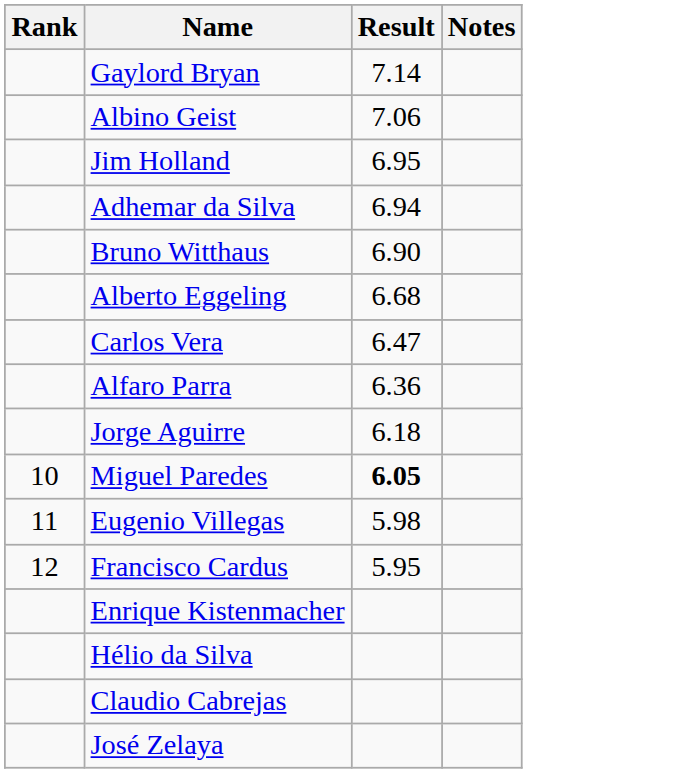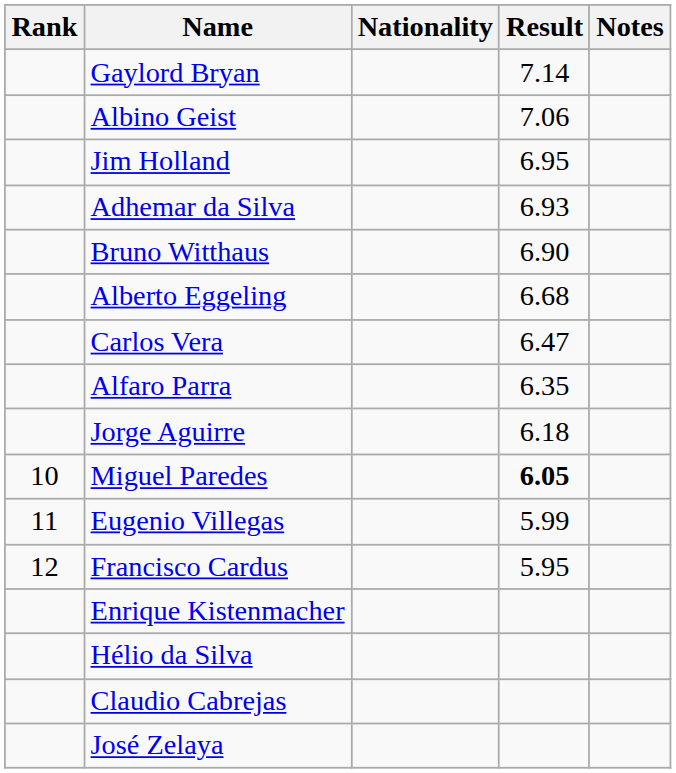+ column: (425, 26)
(396, 206) 6.94 -> (545, 206) 6.93
(396, 386) 6.36 -> (545, 386) 6.35
(396, 521) 5.98 -> (545, 521) 5.99
